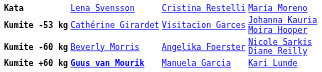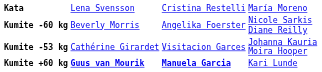rows swapped: (36, 25) <-> (36, 47)
(196, 63) normal -> (196, 63) bold
